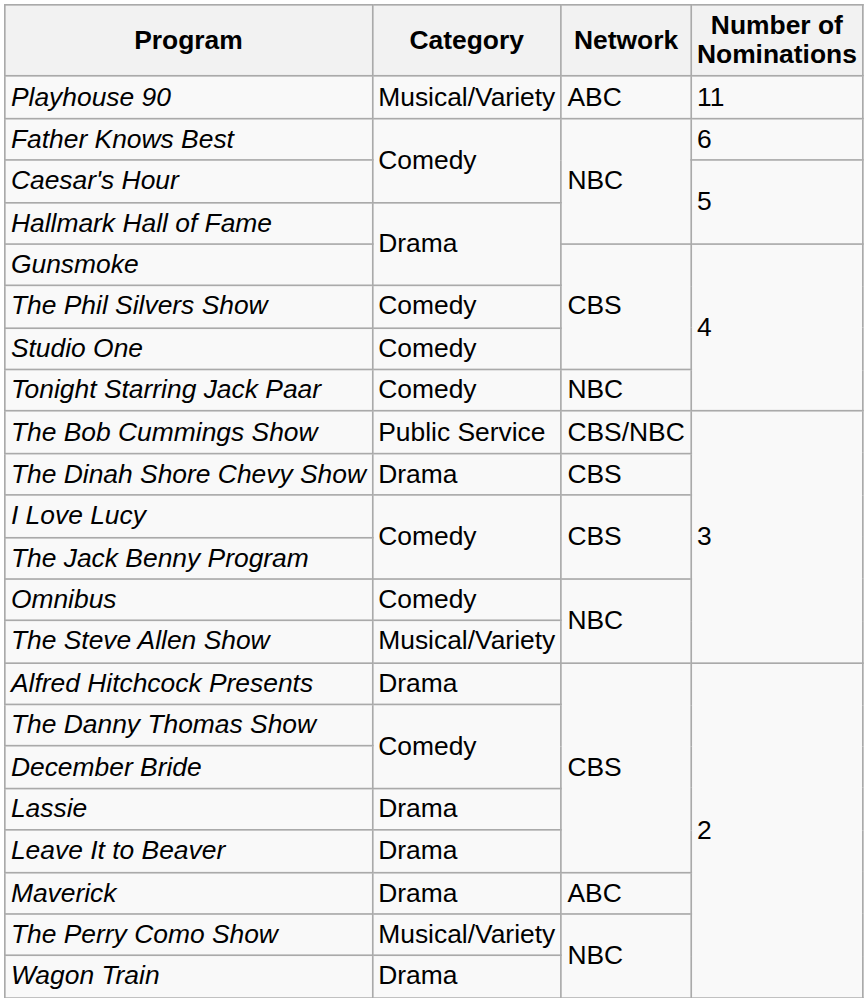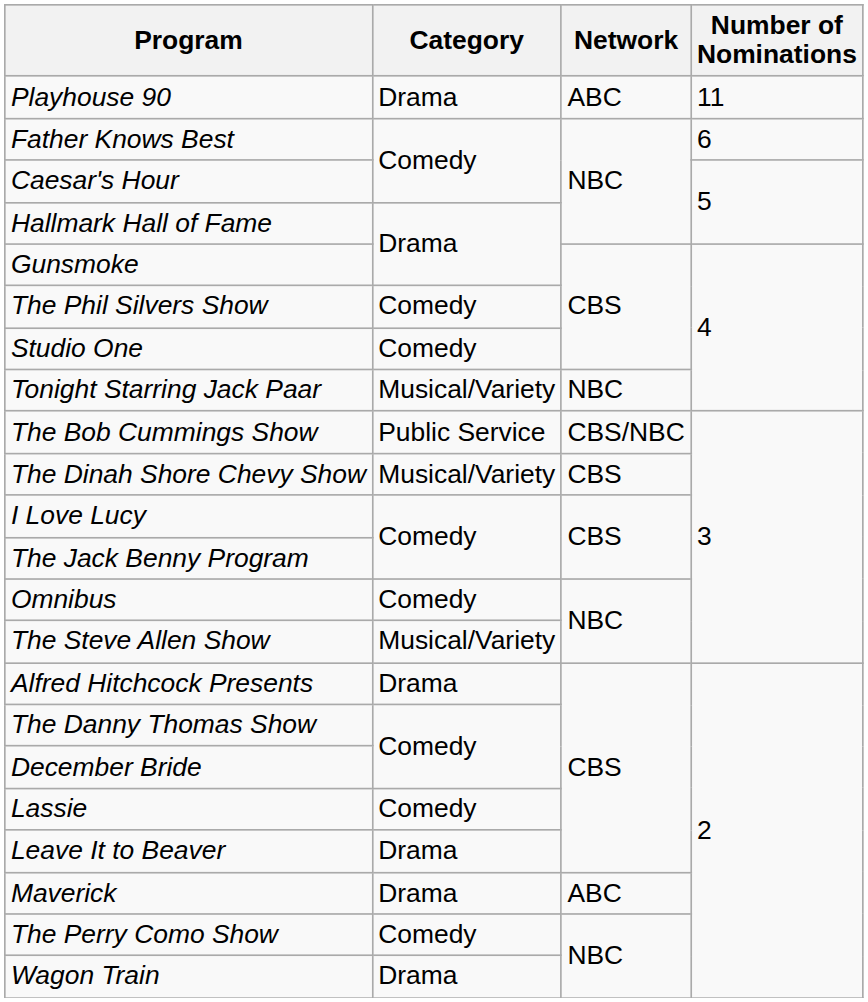(467, 97) Musical/Variety -> (418, 97) Drama
(427, 390) Comedy -> (467, 390) Musical/Variety
(418, 473) Drama -> (467, 473) Musical/Variety
(418, 808) Drama -> (427, 808) Comedy
(467, 934) Musical/Variety -> (427, 934) Comedy
